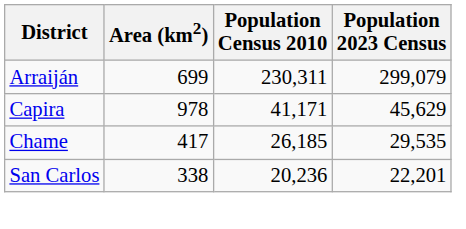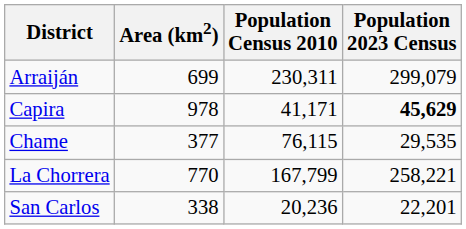(418, 109) normal -> (428, 109) bold
(193, 142) 417 -> (203, 142) 377
(299, 142) 26,185 -> (310, 142) 76,115
+ row: (60, 175)
